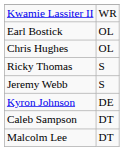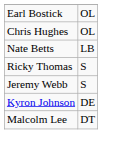- row: (50, 13)
+ row: (30, 48)
- row: (42, 119)
